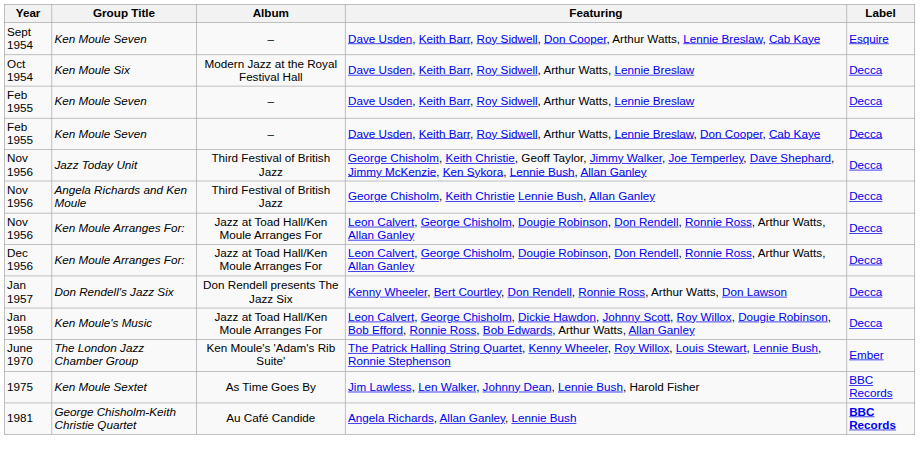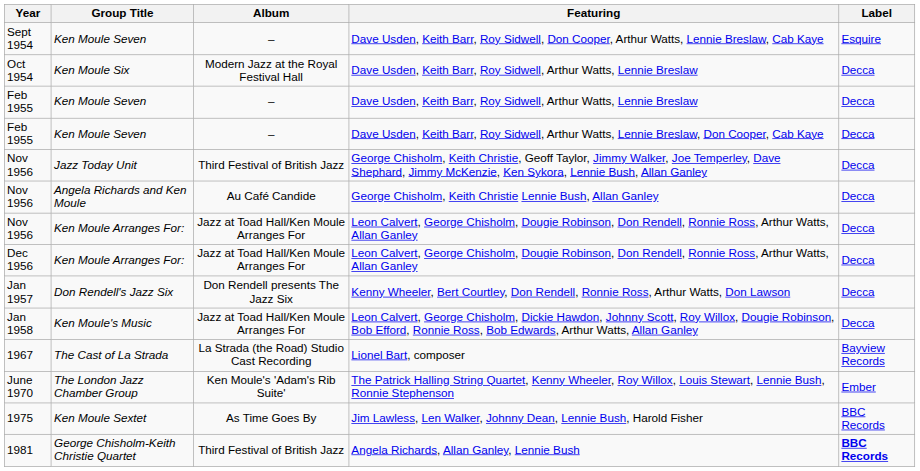(271, 197) Third Festival of British Jazz -> (271, 197) Au Café Candide
+ row: (20, 355)
(271, 418) Au Café Candide -> (271, 450) Third Festival of British Jazz
